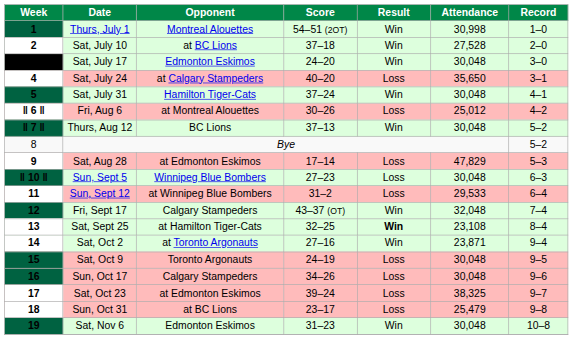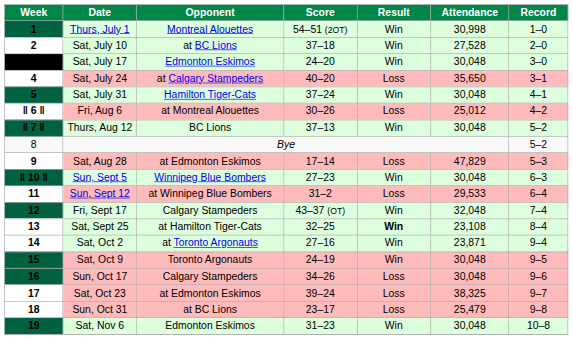(394, 177) Loss -> (394, 177) Win
(394, 260) Loss -> (394, 260) Win
